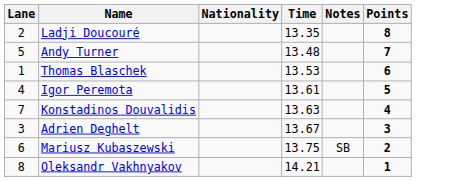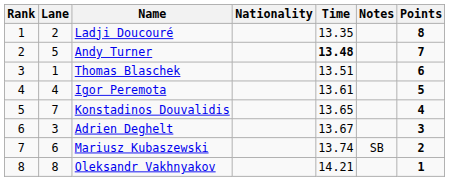+ column: (21, 14)
(302, 52) normal -> (336, 52) bold
(302, 71) 13.53 -> (336, 71) 13.51
(302, 109) 13.63 -> (336, 109) 13.65
(302, 147) 13.75 -> (336, 147) 13.74
